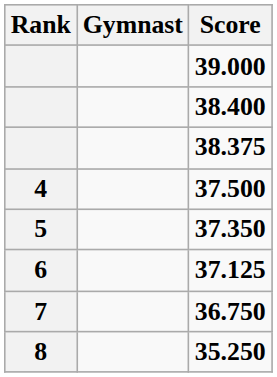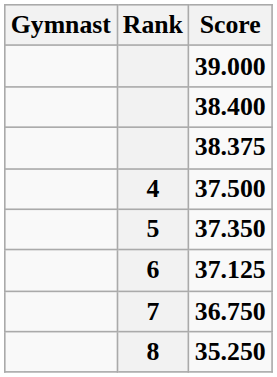columns swapped: (41, 24) <-> (133, 24)
